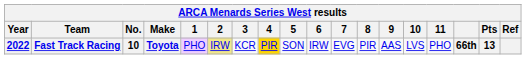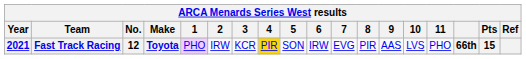(18, 46) 2022 -> (18, 46) 2021
(133, 46) 10 -> (133, 46) 12
(220, 46) khaki background -> (220, 46) no background
(489, 46) 13 -> (489, 46) 15
